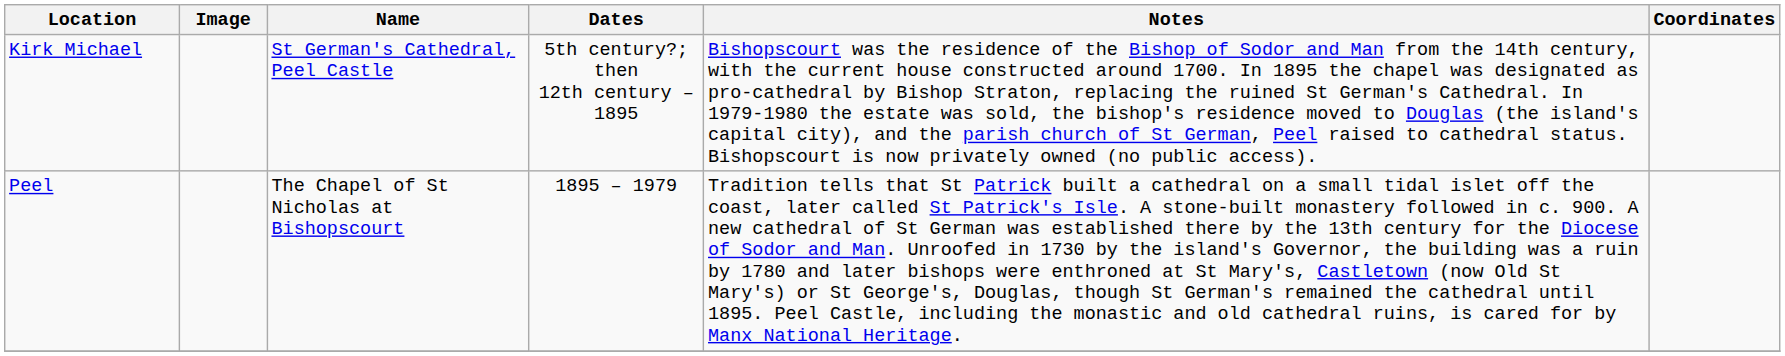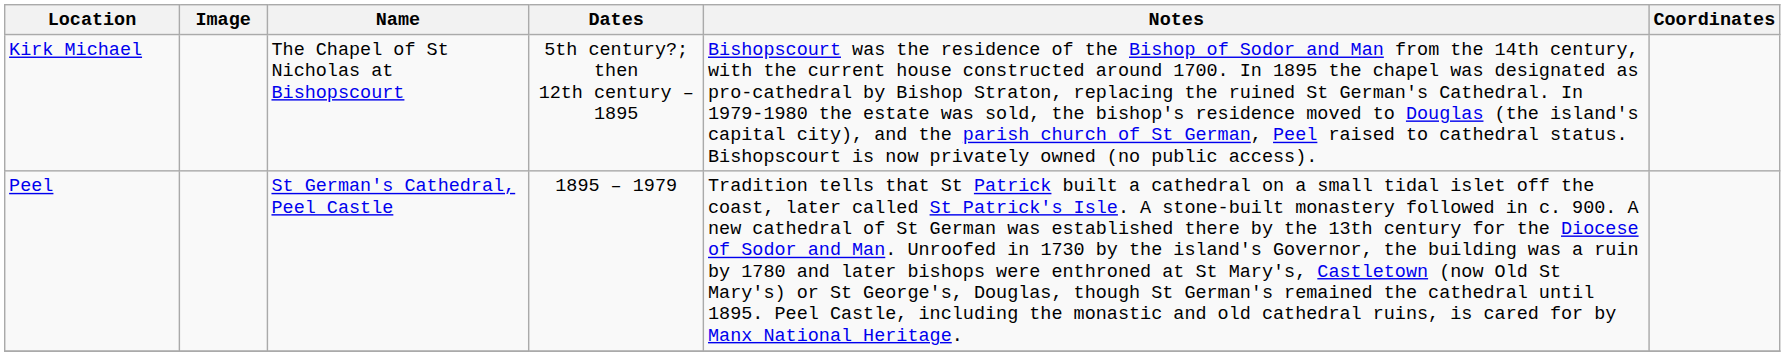(393, 60) St German's Cathedral, Peel Castle -> (360, 71) The Chapel of St Nicholas at Bishopscourt
(360, 208) The Chapel of St Nicholas at Bishopscourt -> (393, 197) St German's Cathedral, Peel Castle
